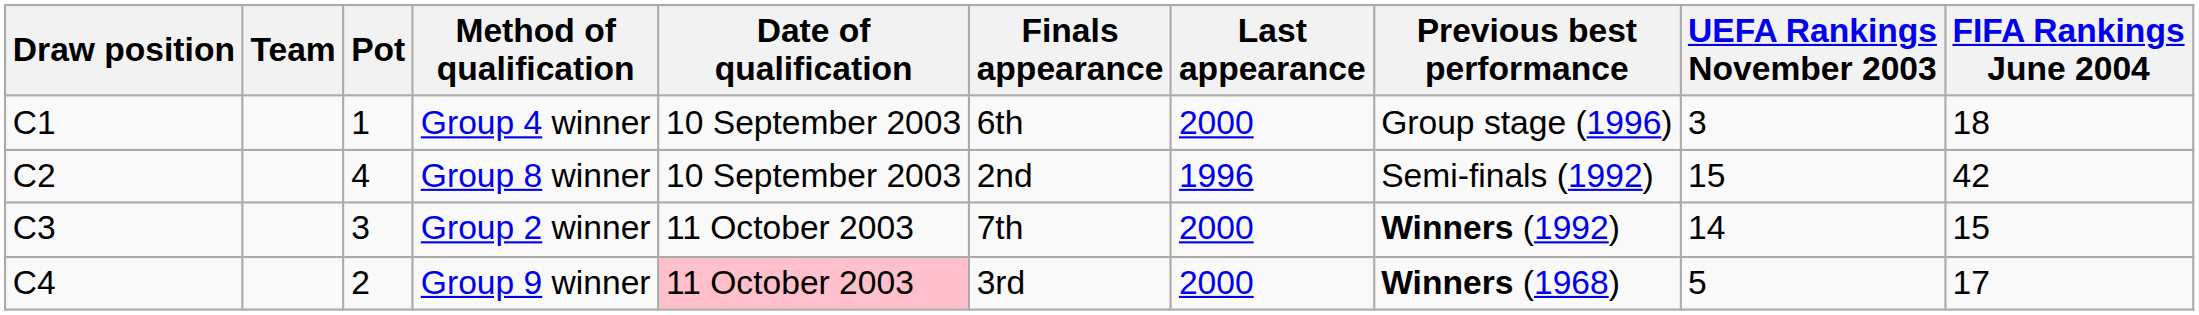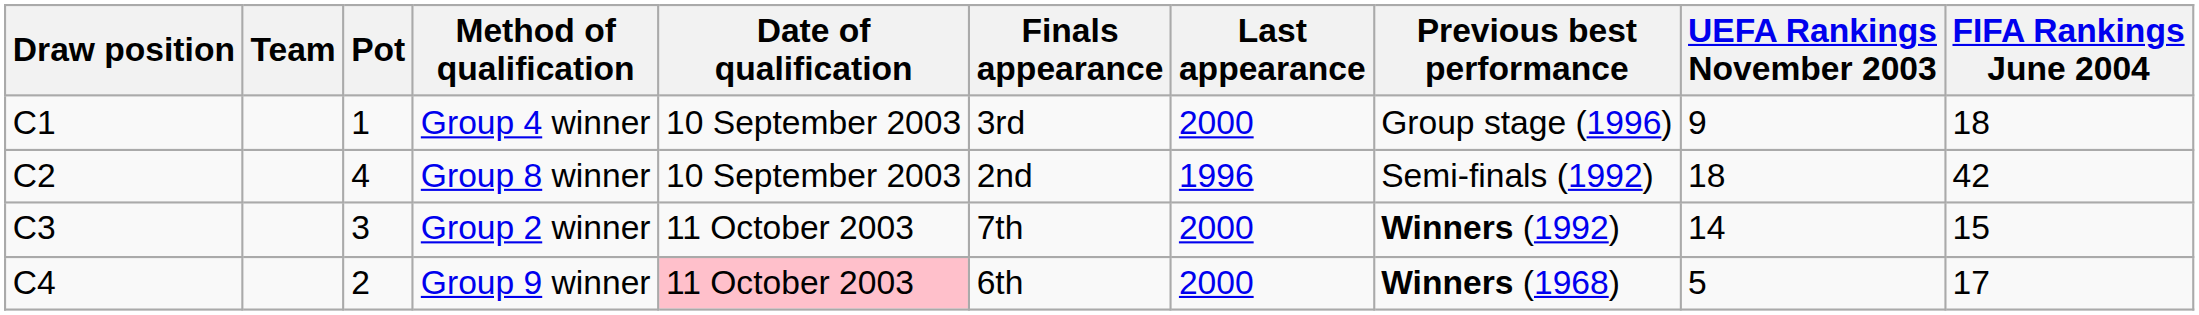(1000, 122) 6th -> (1001, 122) 3rd
(1697, 122) 3 -> (1697, 122) 9
(1707, 175) 15 -> (1707, 175) 18
(1001, 282) 3rd -> (1000, 282) 6th
